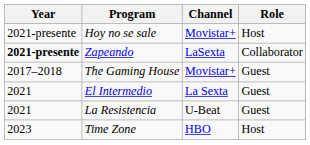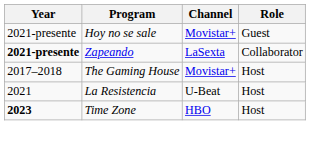(253, 33) Host -> (256, 33) Guest
(256, 71) Guest -> (253, 71) Host
- row: (118, 91)
(256, 110) Guest -> (253, 91) Host
(19, 129) normal -> (19, 110) bold
